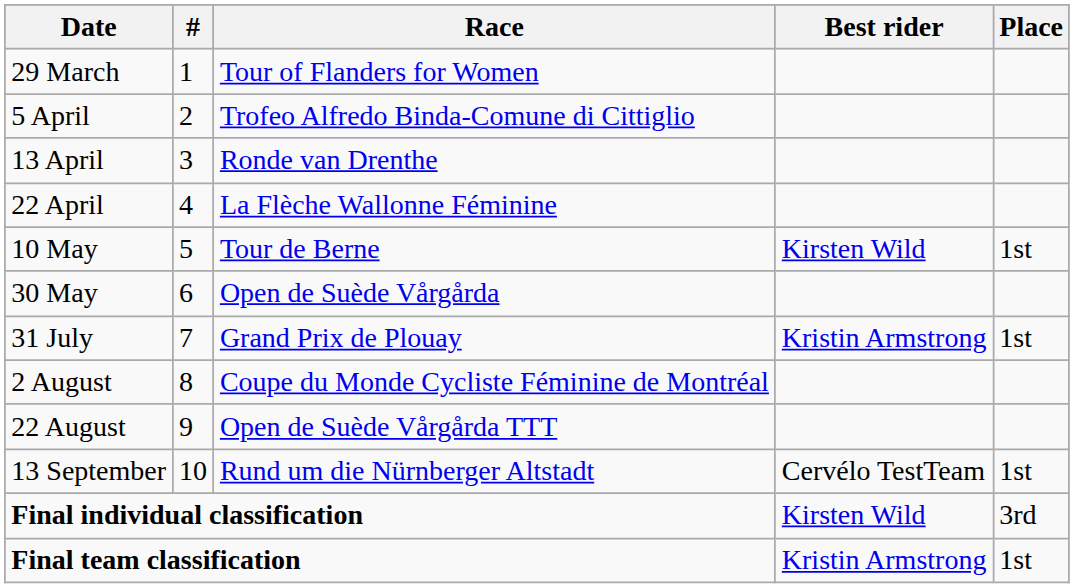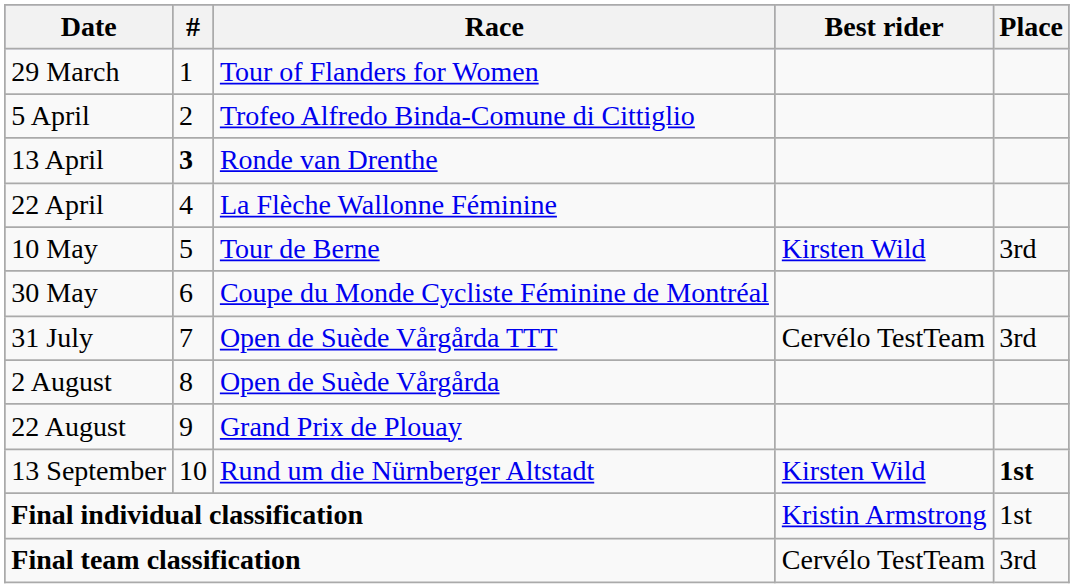(186, 159) normal -> (186, 159) bold
(1016, 248) 1st -> (1018, 248) 3rd
(360, 293) Open de Suède Vårgårda -> (494, 293) Coupe du Monde Cycliste Féminine de Montréal
(341, 337) Grand Prix de Plouay -> (389, 337) Open de Suède Vårgårda TTT
(884, 337) Kristin Armstrong -> (883, 337) Cervélo TestTeam
(1016, 337) 1st -> (1018, 337) 3rd
(494, 381) Coupe du Monde Cycliste Féminine de Montréal -> (360, 381) Open de Suède Vårgårda
(389, 426) Open de Suède Vårgårda TTT -> (341, 426) Grand Prix de Plouay
(883, 470) Cervélo TestTeam -> (854, 470) Kirsten Wild
(1016, 470) normal -> (1016, 470) bold
(854, 515) Kirsten Wild -> (884, 515) Kristin Armstrong
(1018, 515) 3rd -> (1016, 515) 1st
(884, 559) Kristin Armstrong -> (883, 559) Cervélo TestTeam
(1016, 559) 1st -> (1018, 559) 3rd
